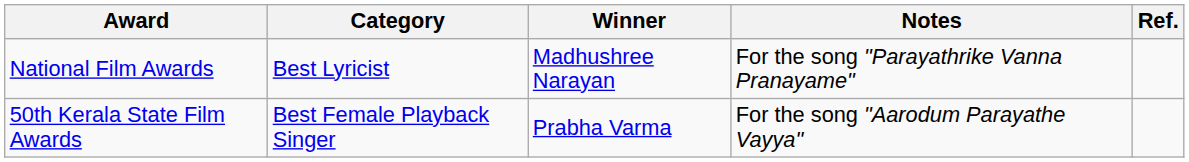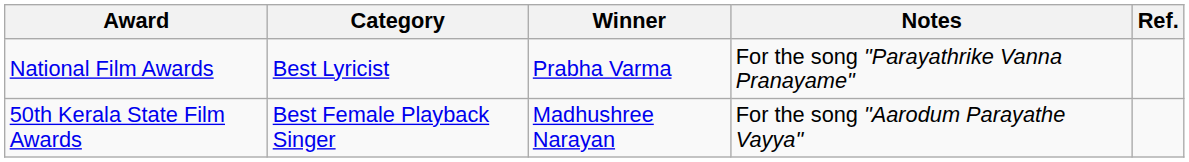(593, 68) Madhushree Narayan -> (602, 68) Prabha Varma
(602, 127) Prabha Varma -> (593, 127) Madhushree Narayan
